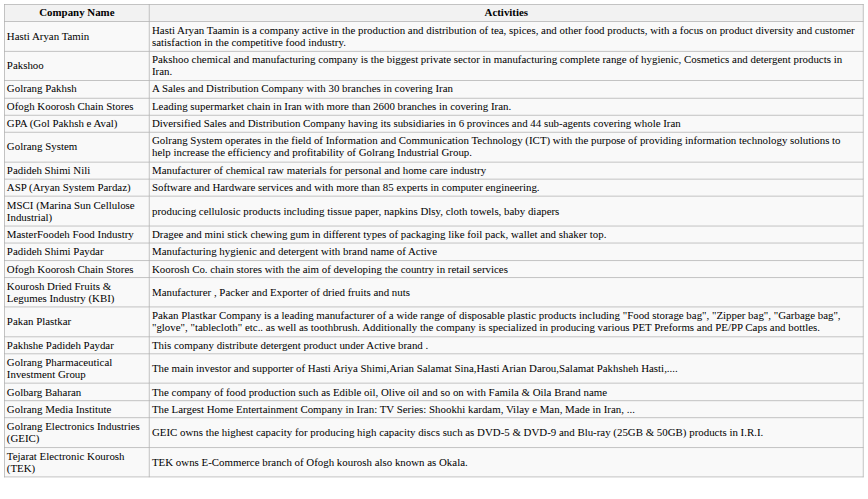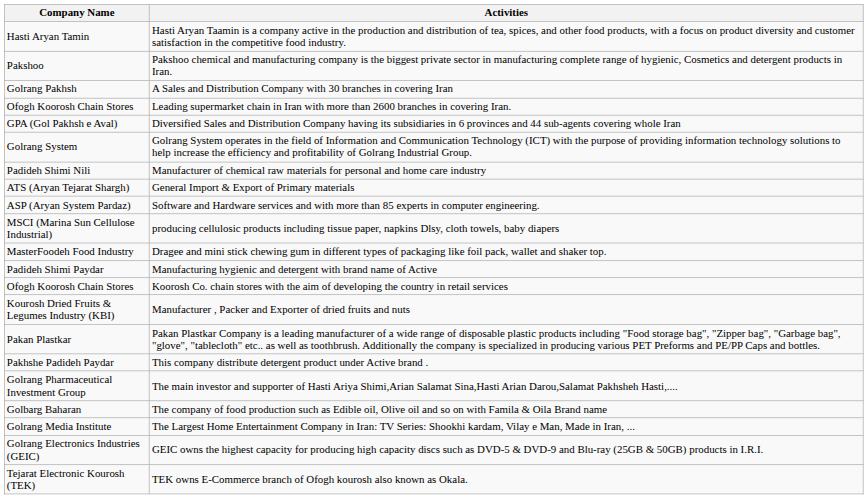+ row: (253, 187)
